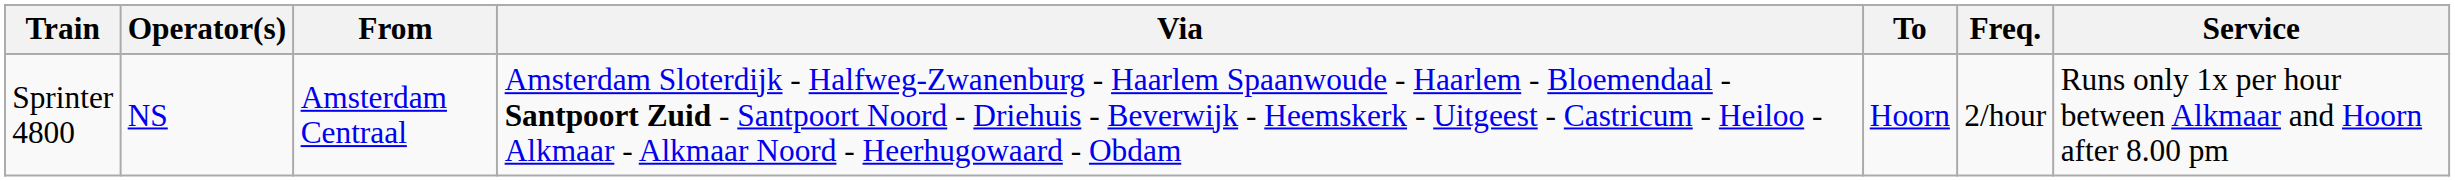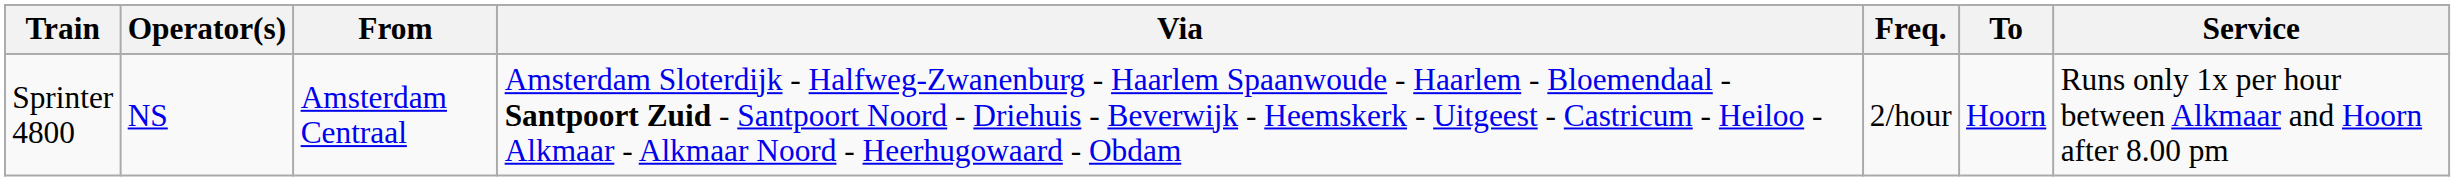columns swapped: (1910, 29) <-> (2005, 29)
